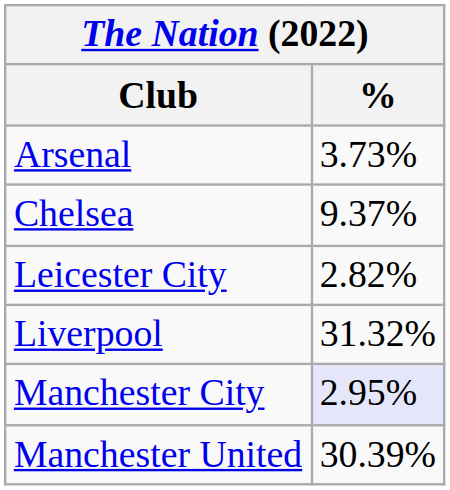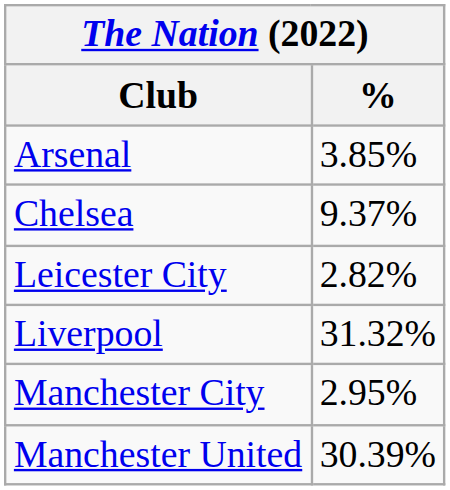(368, 154) 3.73% -> (368, 154) 3.85%
(368, 393) lavender background -> (368, 393) no background
